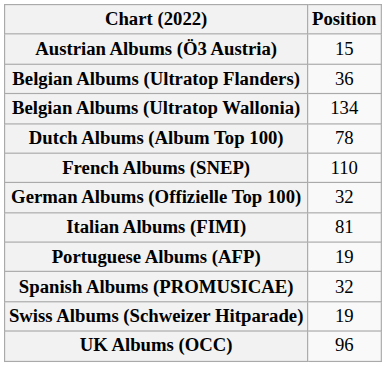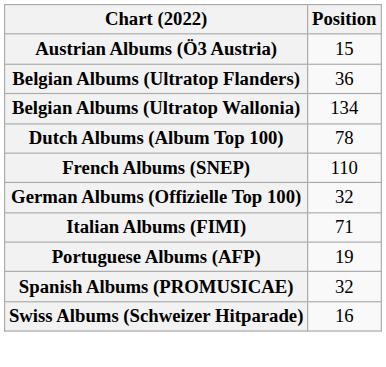(344, 227) 81 -> (344, 227) 71
(344, 316) 19 -> (344, 316) 16
- row: (156, 345)
